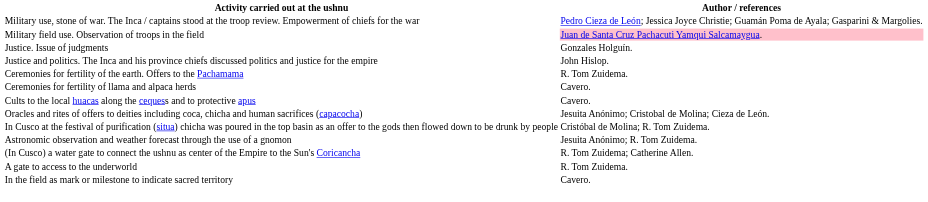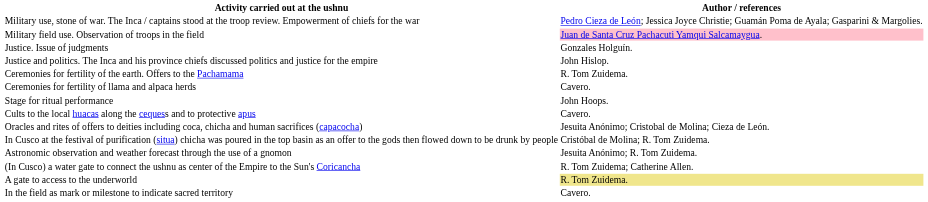+ row: (59, 100)
(594, 166) no background -> (594, 180) khaki background
